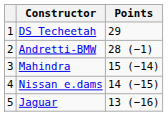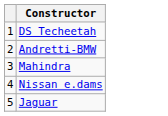- column: (134, 13)
